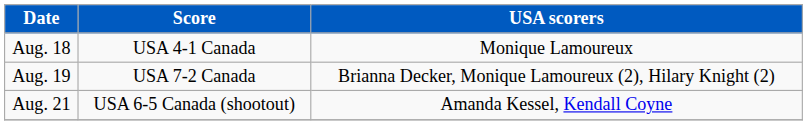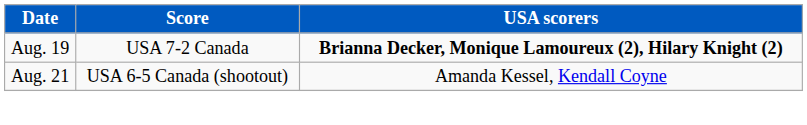- row: (41, 47)
(556, 76) normal -> (551, 47) bold
